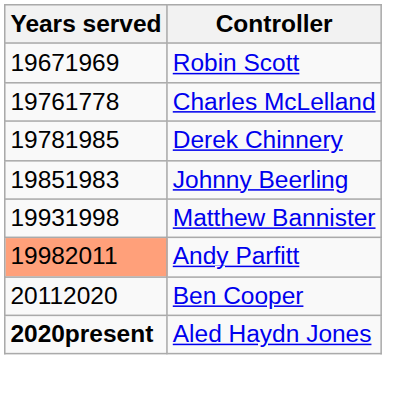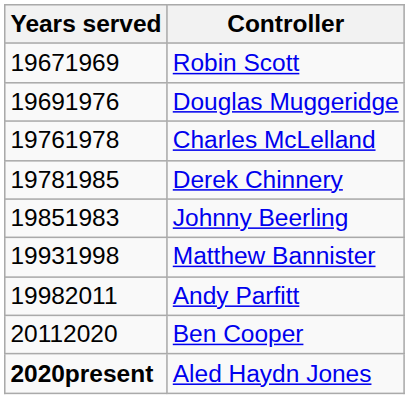+ row: (286, 101)
(65, 101) 19761778 -> (65, 140) 19761978
(64, 256) lightsalmon background -> (64, 295) no background
